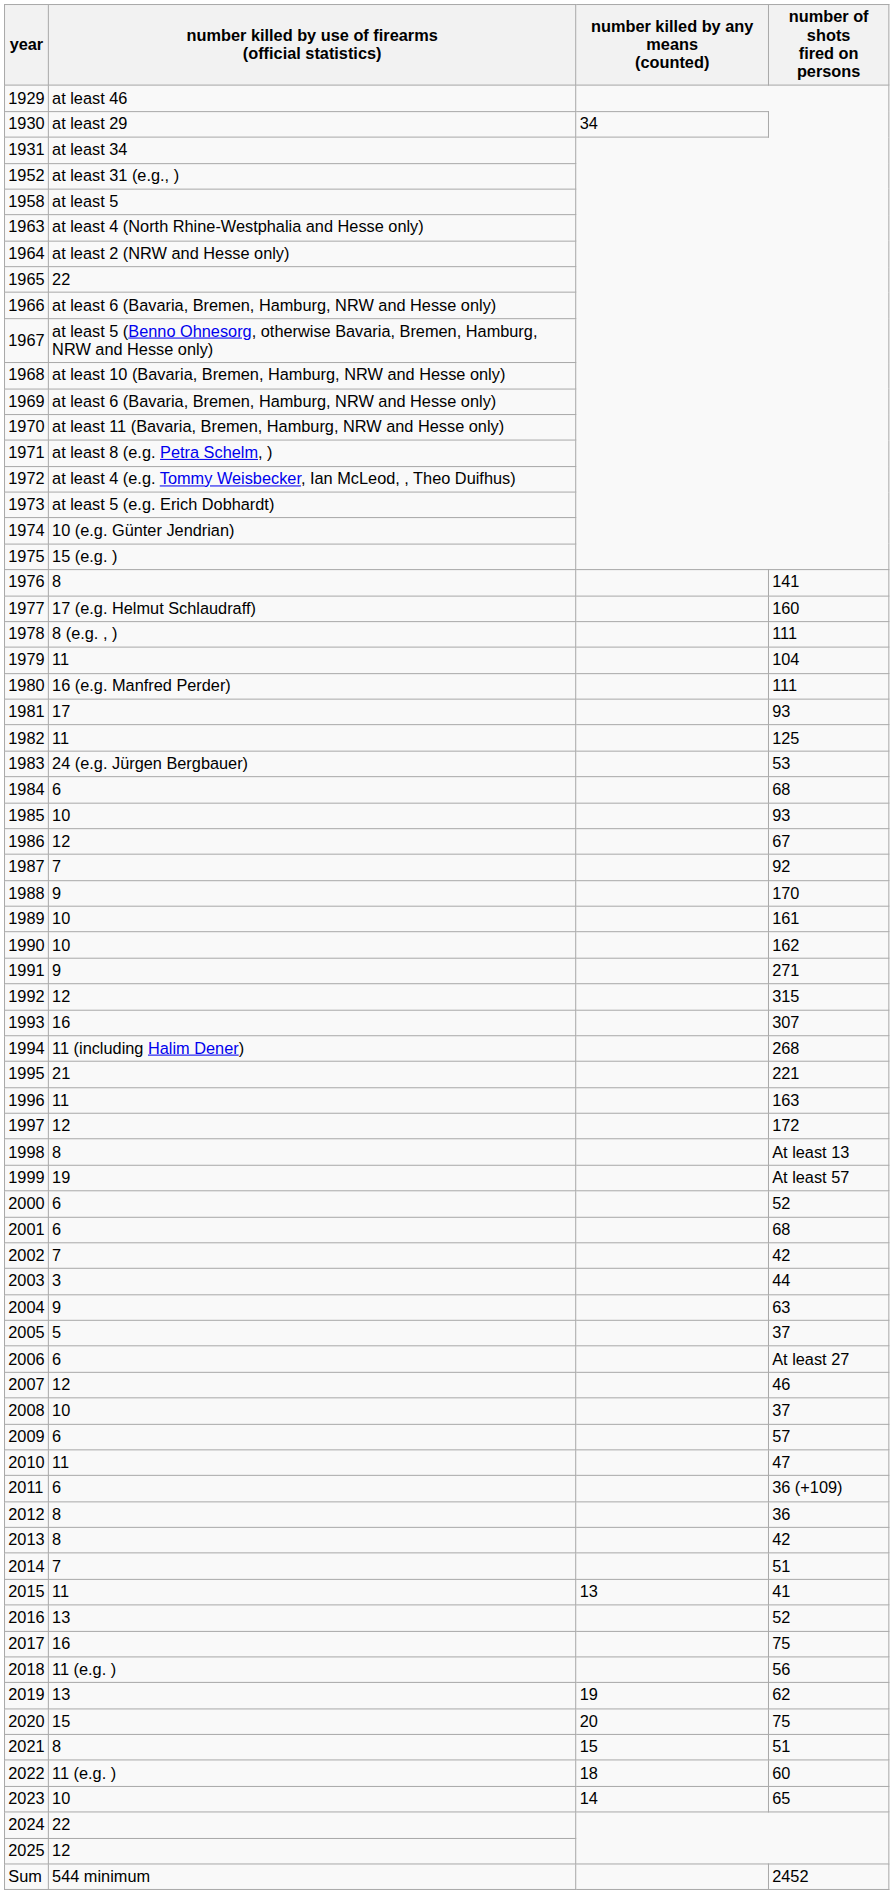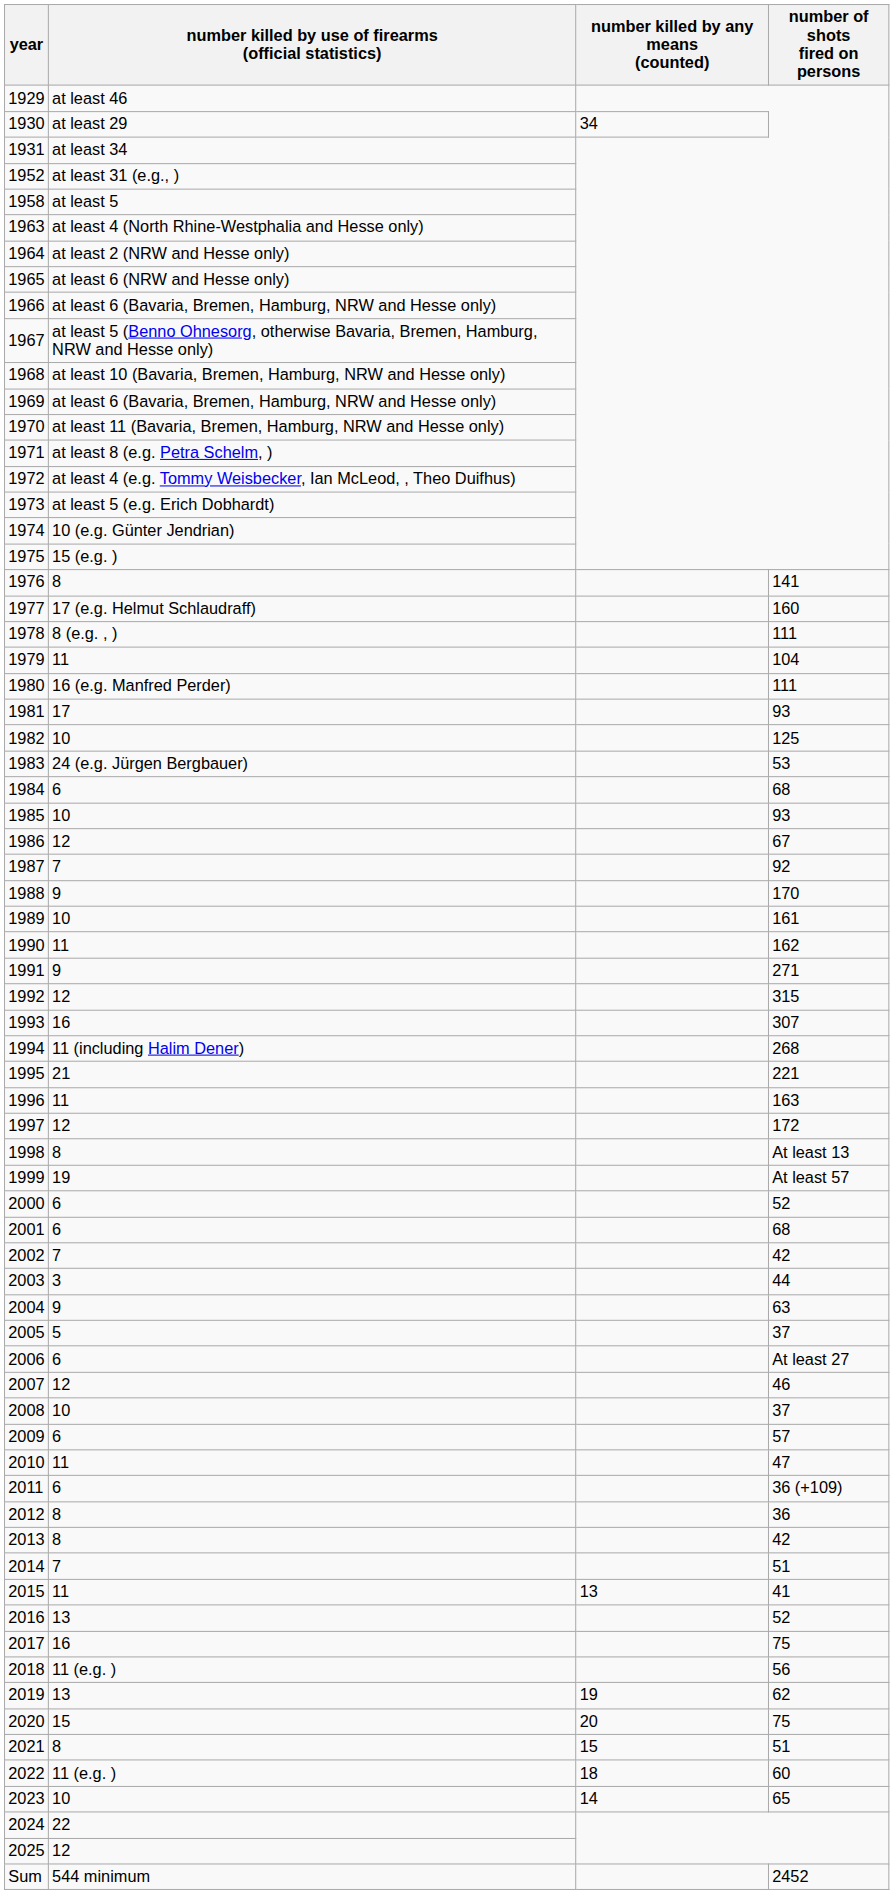(61, 279) 22 -> (171, 279) at least 6 (NRW and Hesse only)
(61, 737) 11 -> (61, 737) 10
(61, 945) 10 -> (61, 945) 11
